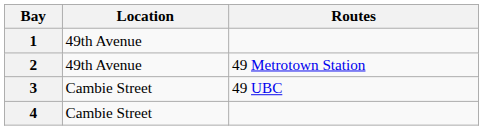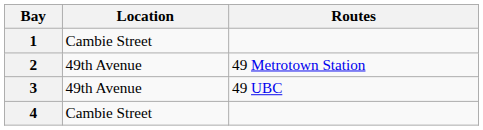(104, 40) 49th Avenue -> (109, 40) Cambie Street
(109, 88) Cambie Street -> (104, 88) 49th Avenue
